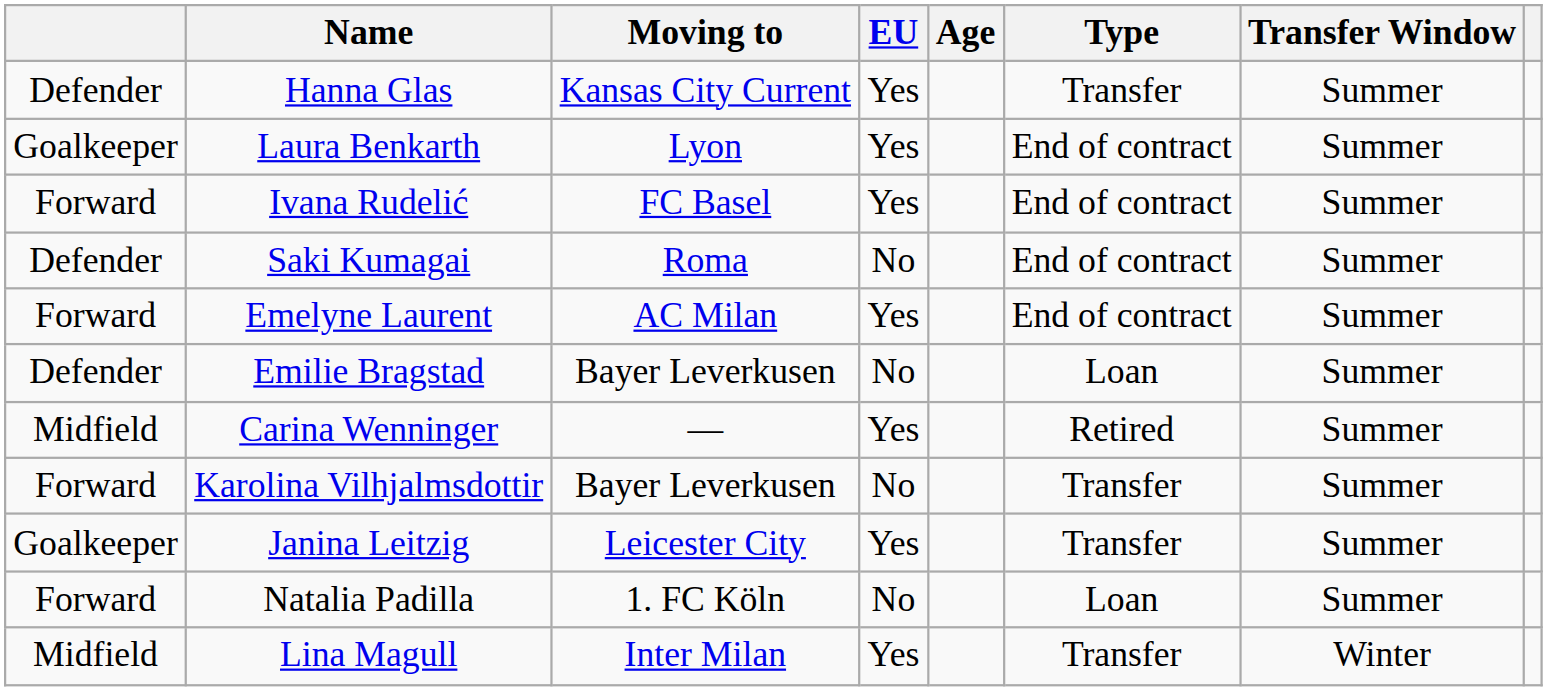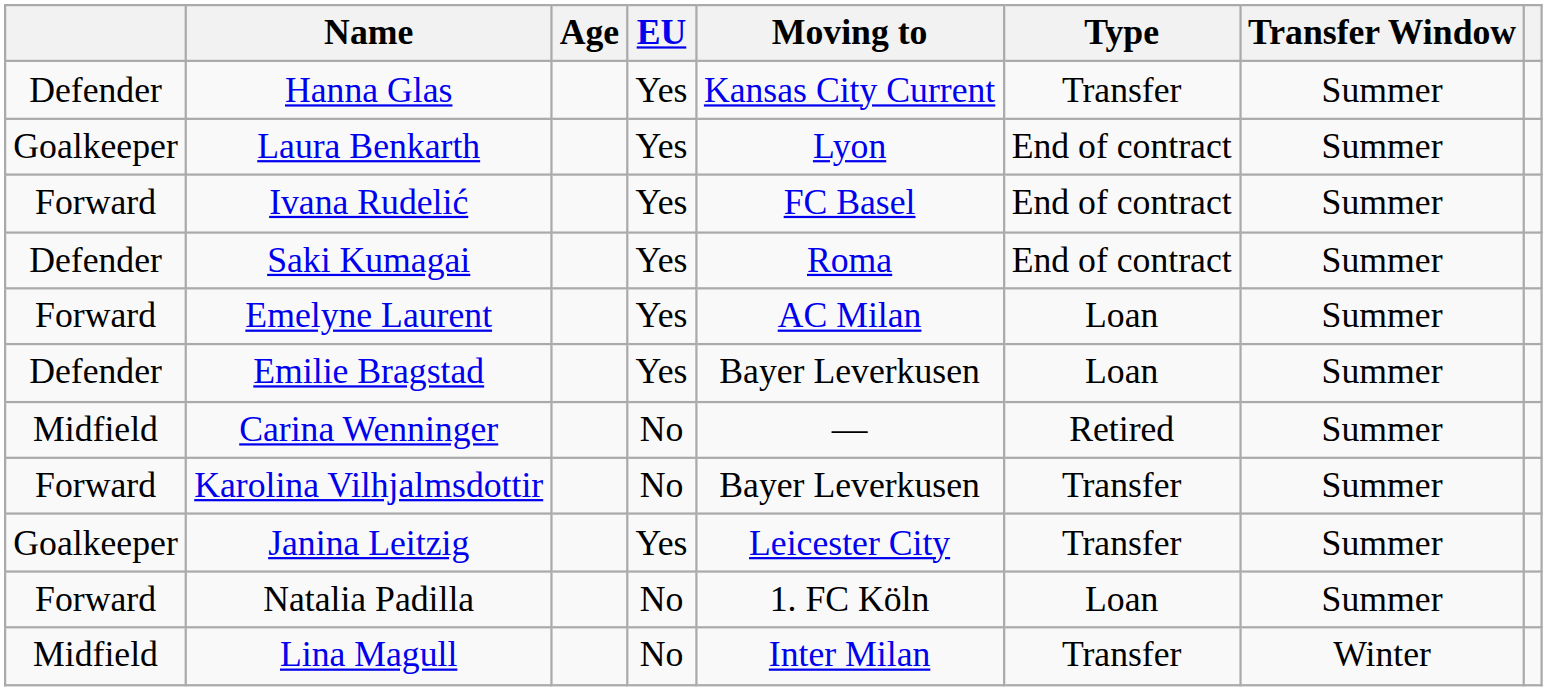columns swapped: (966, 32) <-> (705, 32)
(893, 259) No -> (662, 259) Yes
(1122, 315) End of contract -> (1122, 315) Loan
(893, 372) No -> (662, 372) Yes
(893, 428) Yes -> (662, 428) No
(893, 655) Yes -> (662, 655) No
